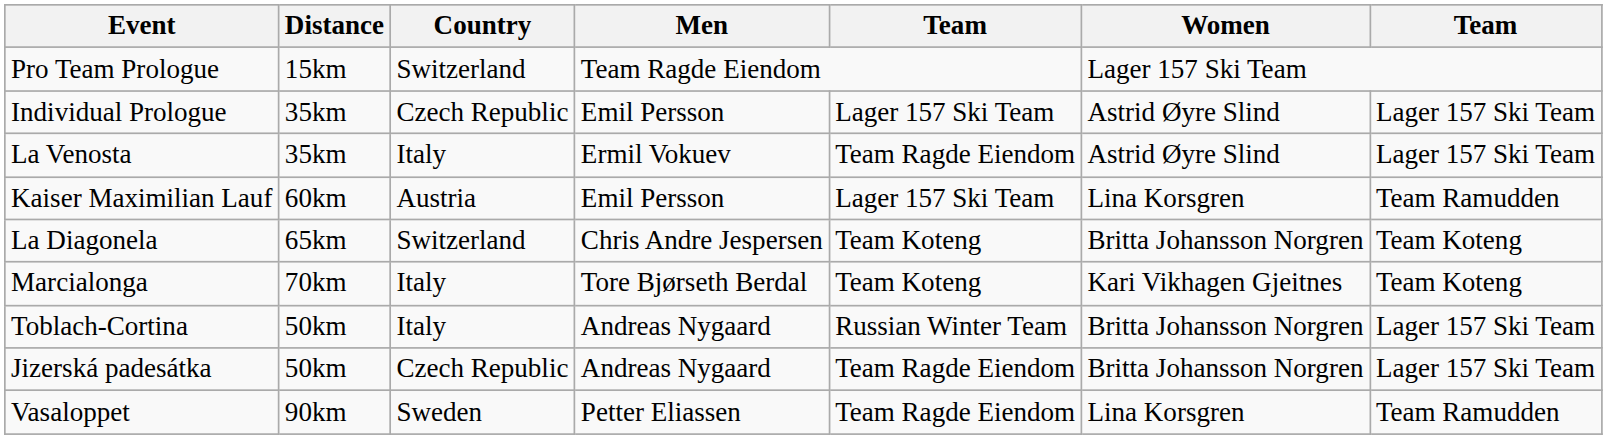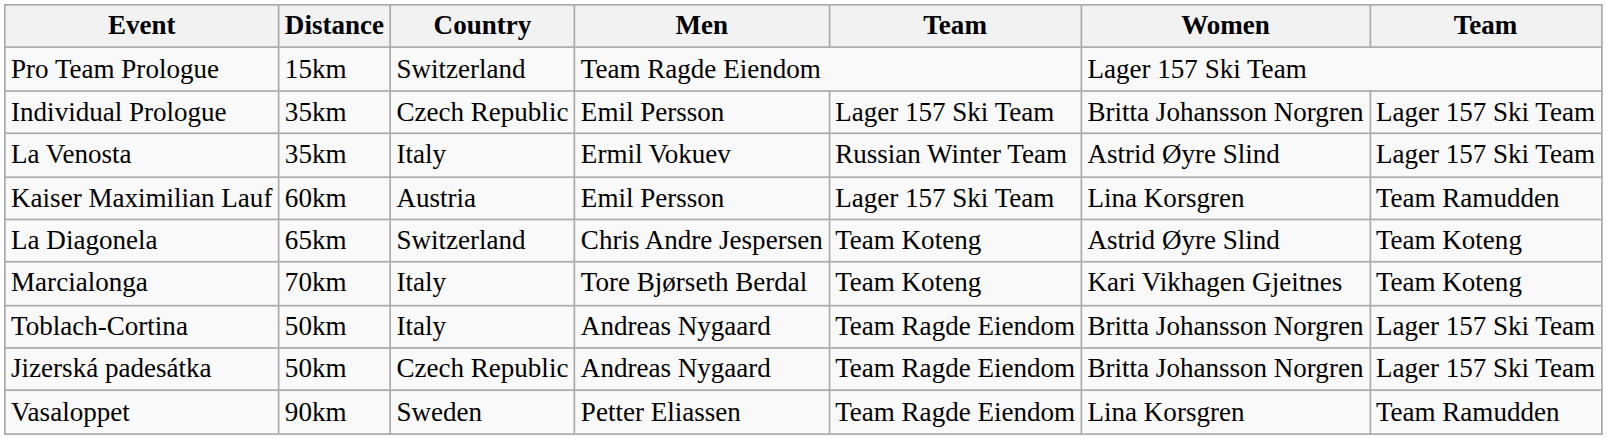(1184, 111) Astrid Øyre Slind -> (1225, 111) Britta Johansson Norgren
(955, 154) Team Ragde Eiendom -> (951, 154) Russian Winter Team
(1225, 240) Britta Johansson Norgren -> (1184, 240) Astrid Øyre Slind
(951, 326) Russian Winter Team -> (955, 326) Team Ragde Eiendom
